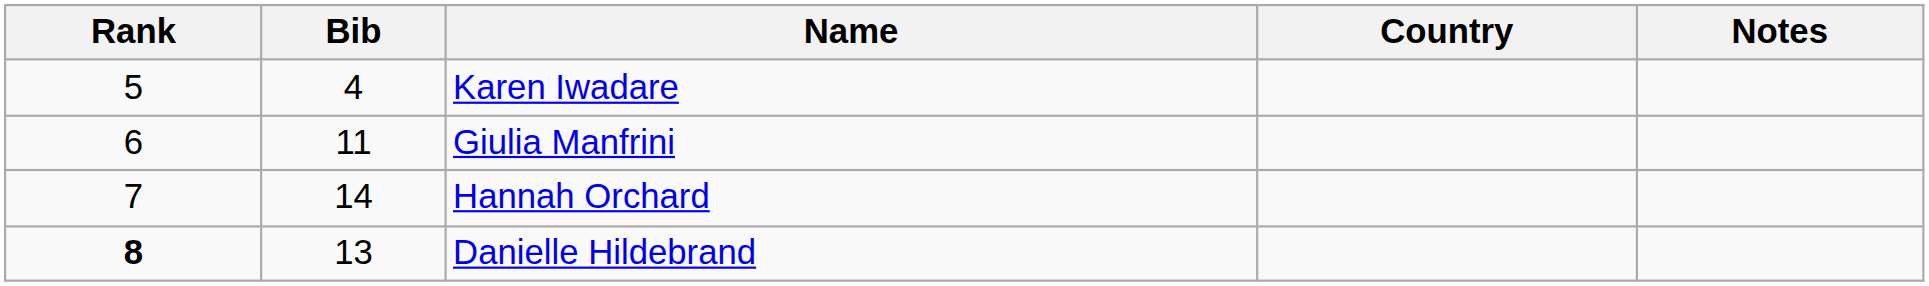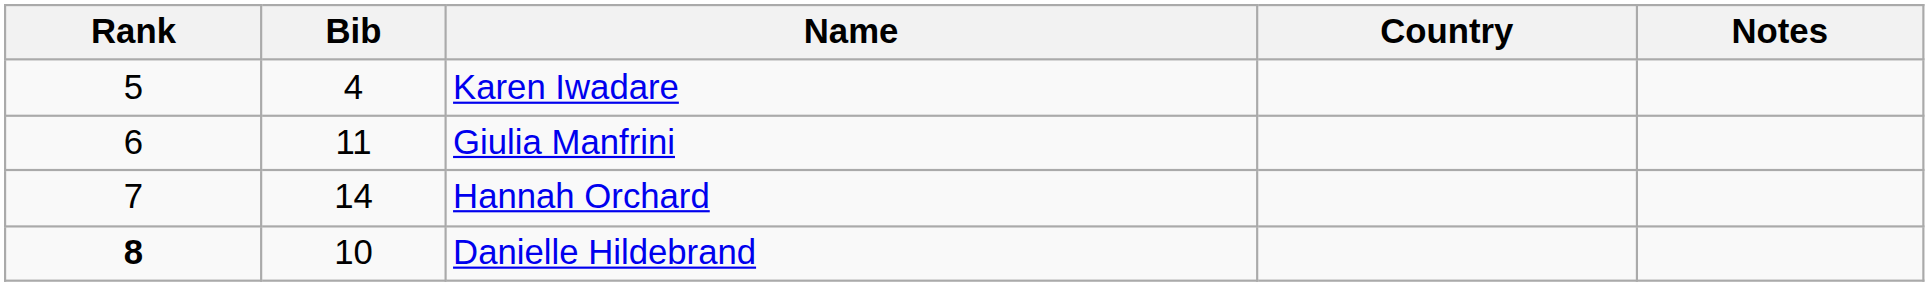(353, 252) 13 -> (353, 252) 10
